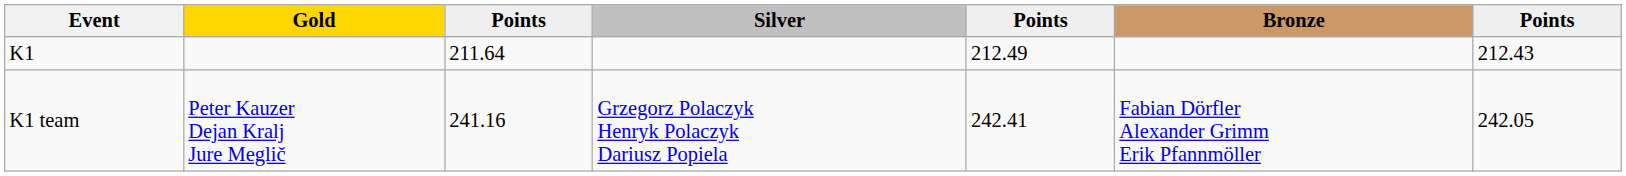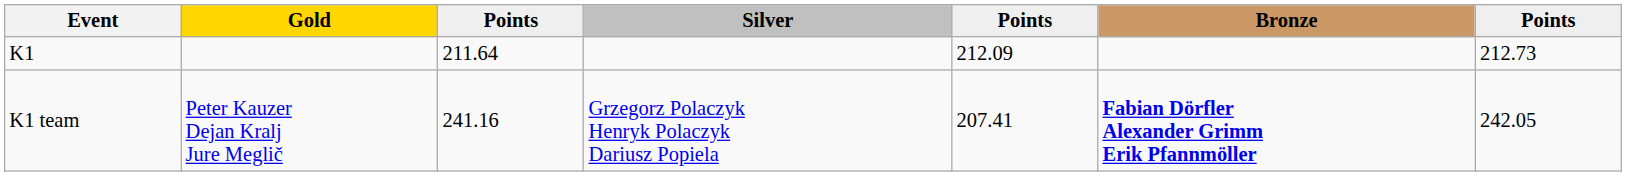(999, 53) 212.49 -> (985, 53) 212.09
(1506, 53) 212.43 -> (1508, 53) 212.73
(999, 120) 242.41 -> (985, 120) 207.41
(1194, 131) normal -> (1183, 131) bold
